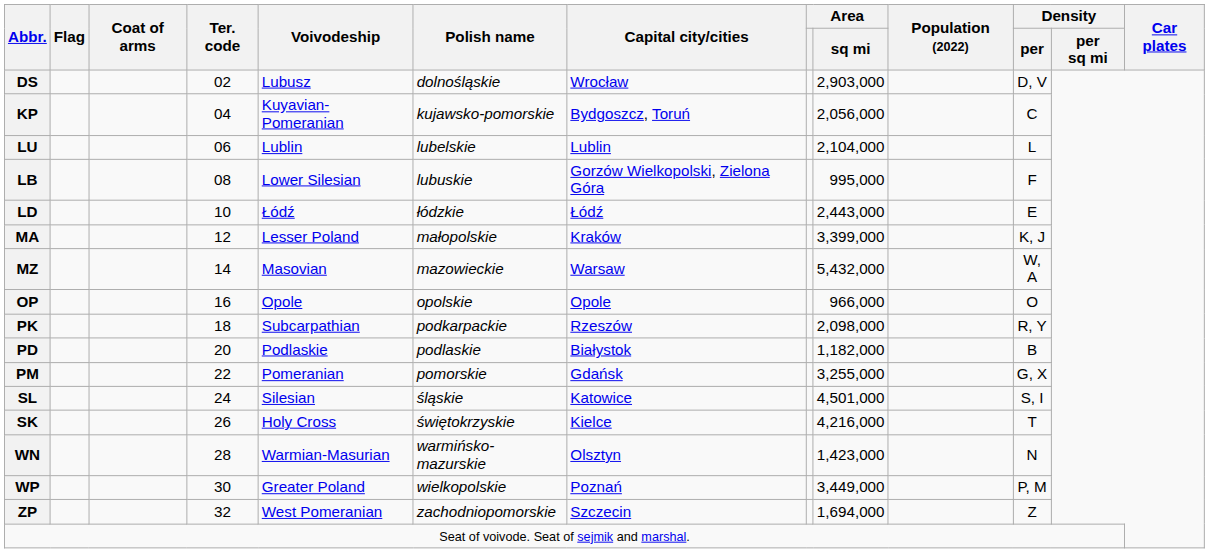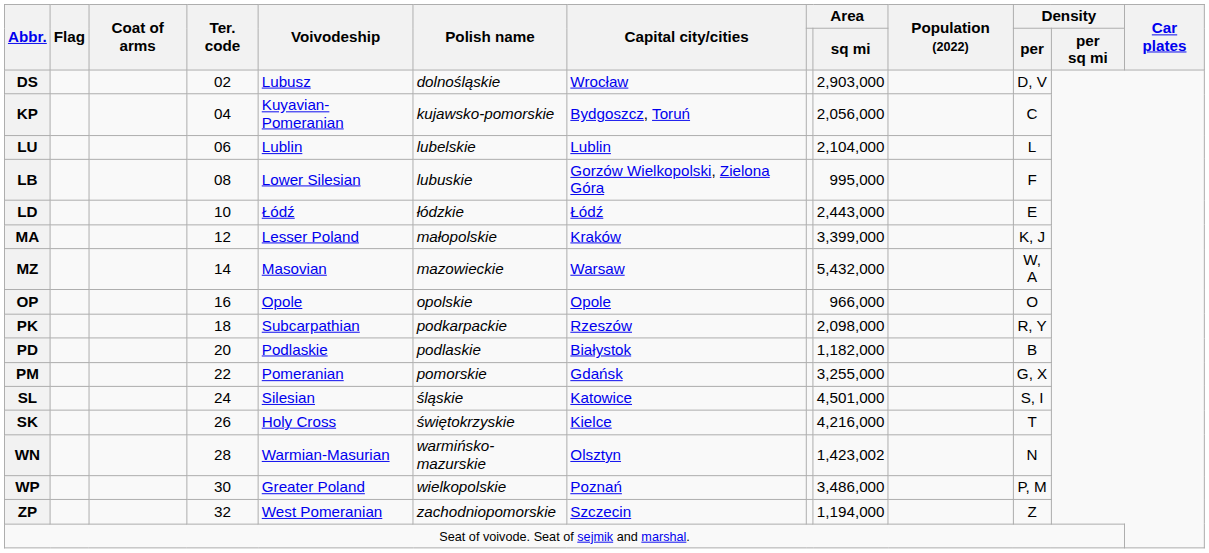(851, 455) 1,423,000 -> (851, 455) 1,423,002
(851, 487) 3,449,000 -> (851, 487) 3,486,000
(851, 511) 1,694,000 -> (851, 511) 1,194,000
